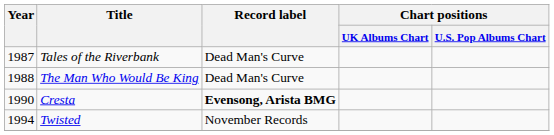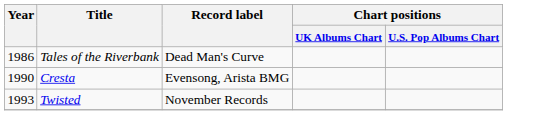(21, 57) 1987 -> (21, 57) 1986
- row: (119, 78)
(270, 99) bold -> (227, 78) normal
(21, 120) 1994 -> (21, 99) 1993
